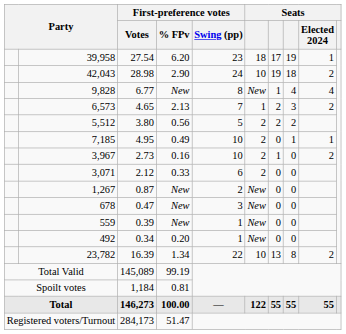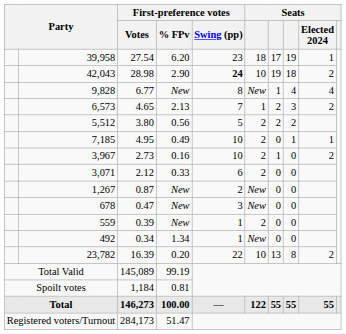(237, 73) normal -> (237, 73) bold
(257, 222) New -> (263, 222) 2
(180, 238) 0.20 -> (180, 238) 1.34
(180, 255) 1.34 -> (180, 255) 0.20
